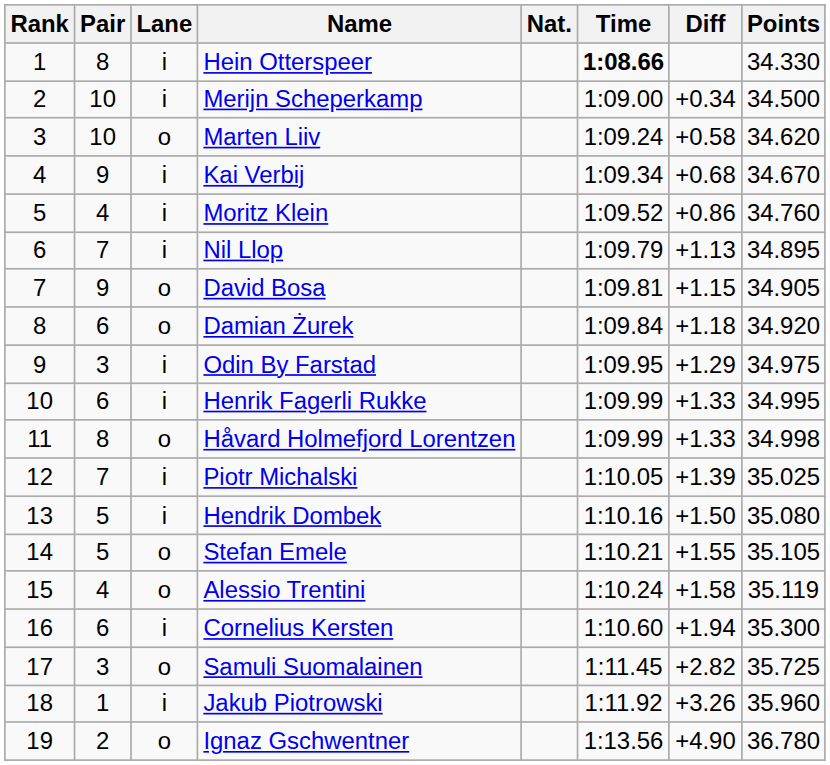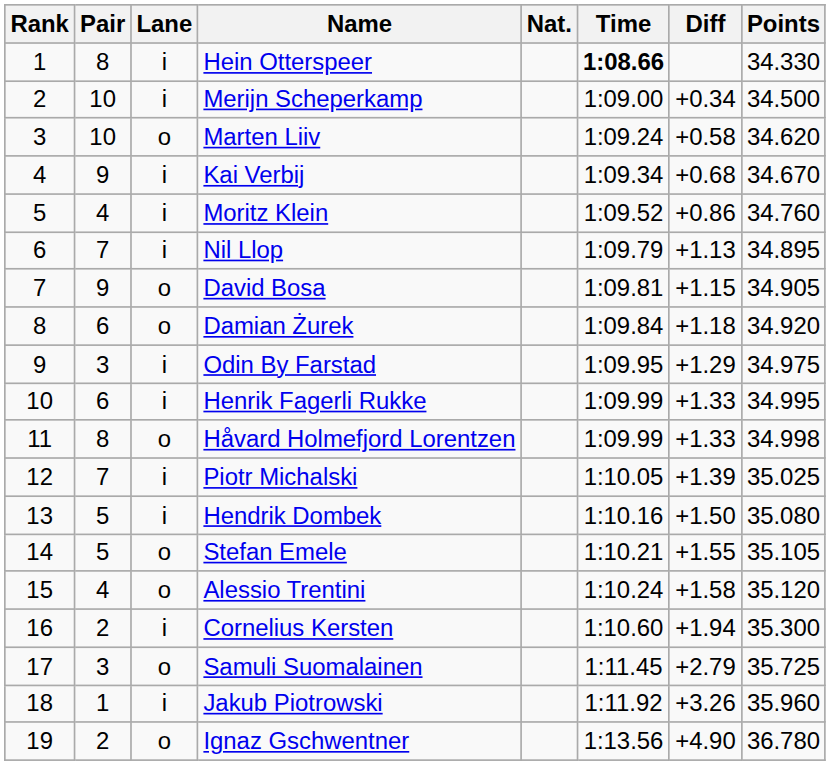(783, 591) 35.119 -> (783, 591) 35.120
(103, 628) 6 -> (103, 628) 2
(705, 666) +2.82 -> (705, 666) +2.79
